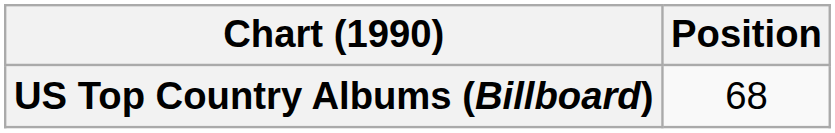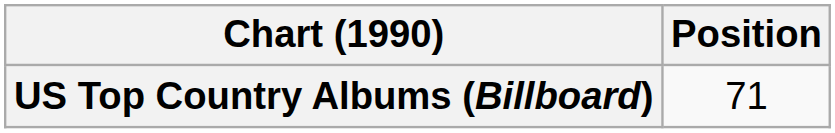(746, 95) 68 -> (746, 95) 71
